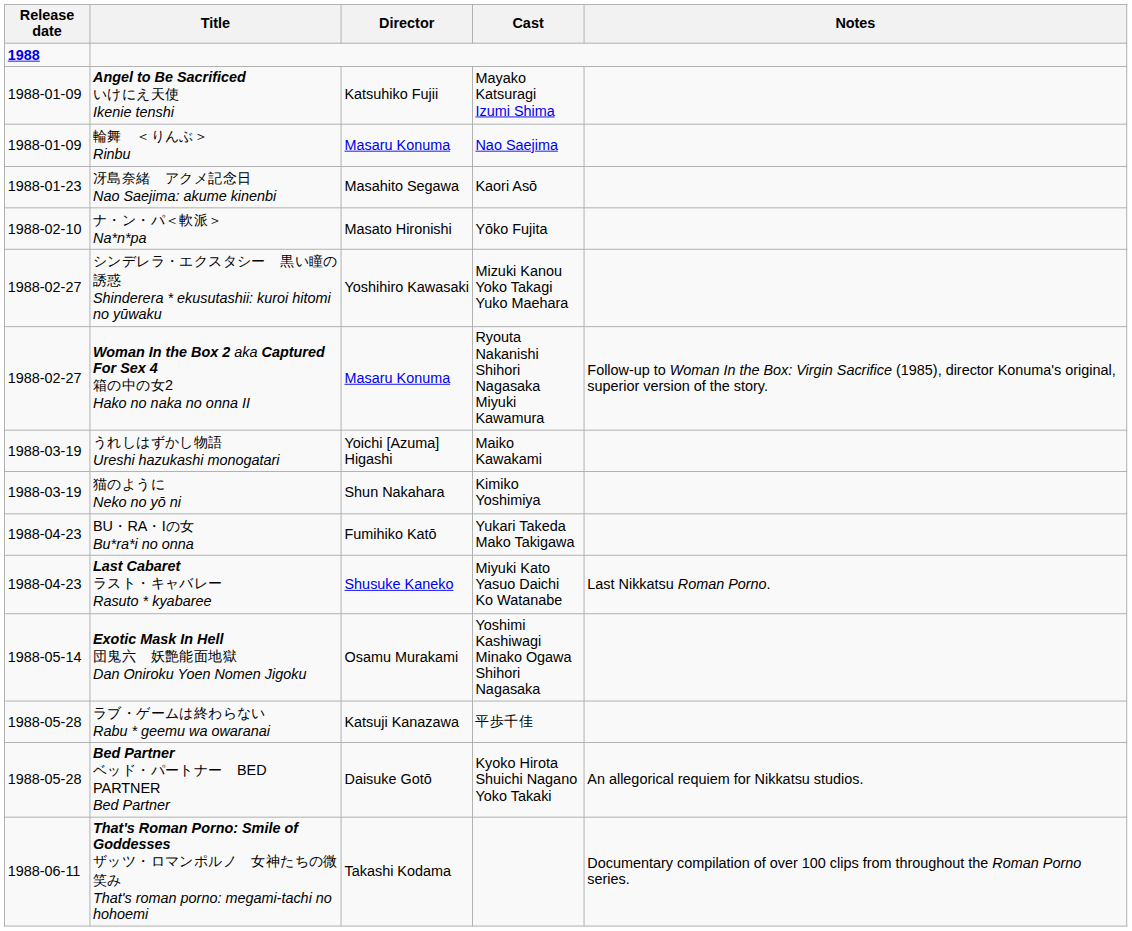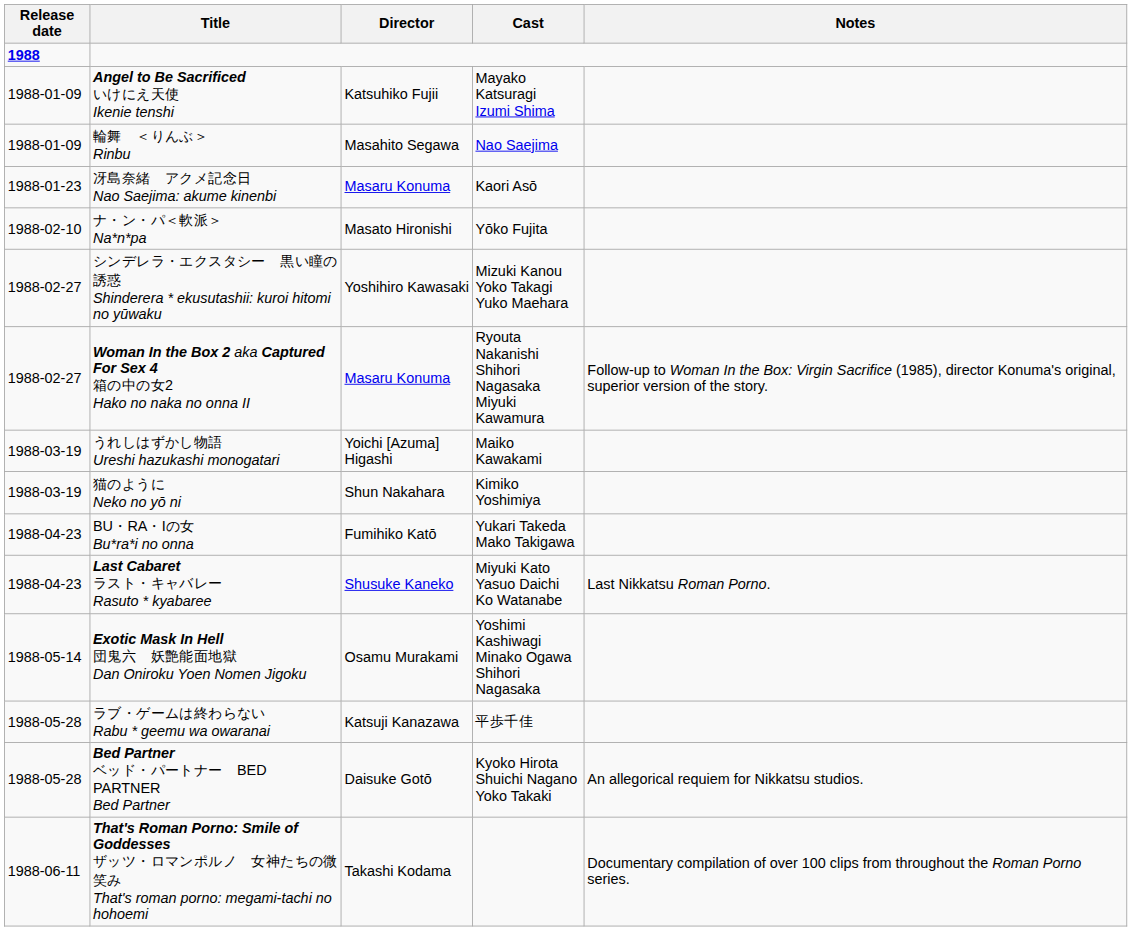(397, 145) Masaru Konuma -> (402, 145) Masahito Segawa
(402, 186) Masahito Segawa -> (397, 186) Masaru Konuma
